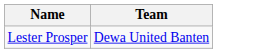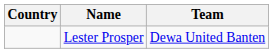+ column: (32, 15)
